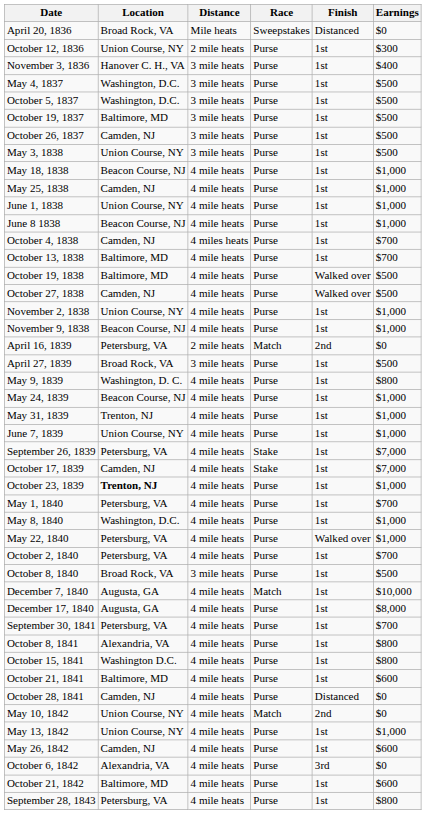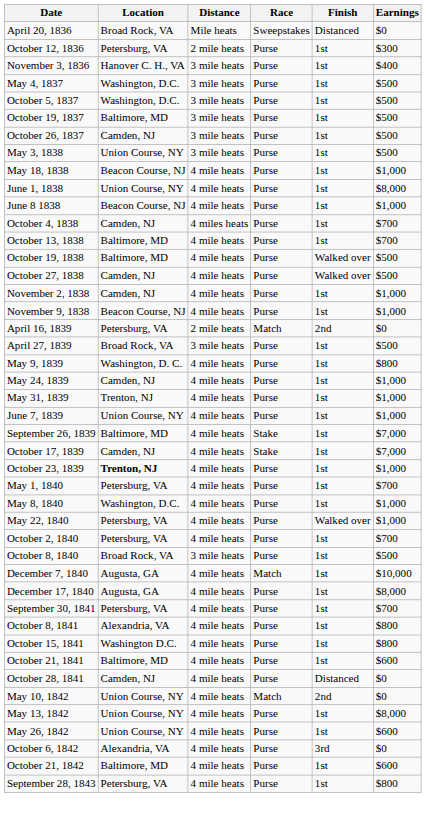(142, 48) Union Course, NY -> (134, 48) Petersburg, VA
- row: (38, 188)
(391, 205) $1,000 -> (391, 188) $8,000
(142, 310) Union Course, NY -> (128, 293) Camden, NJ
(143, 398) Beacon Course, NJ -> (128, 380) Camden, NJ
(134, 450) Petersburg, VA -> (134, 433) Baltimore, MD
(391, 731) $1,000 -> (391, 713) $8,000
(128, 748) Camden, NJ -> (142, 731) Union Course, NY
